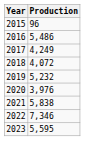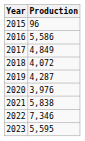(42, 37) 5,486 -> (42, 37) 5,586
(42, 50) 4,249 -> (42, 50) 4,849
(42, 77) 5,232 -> (42, 77) 4,287
